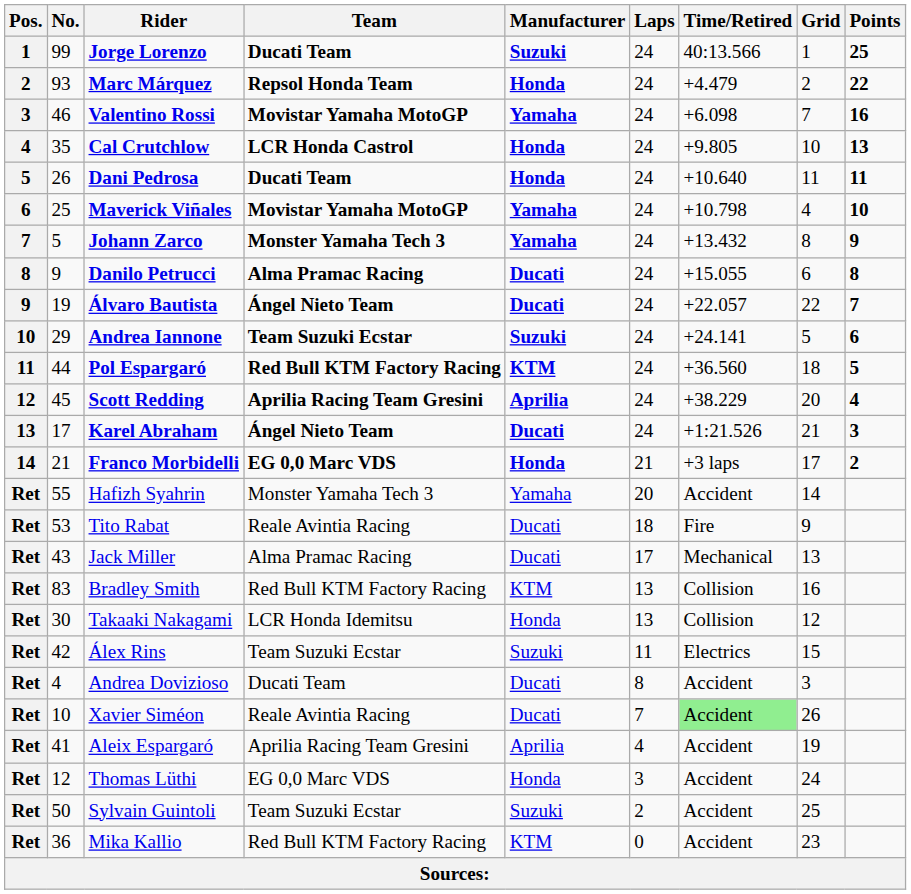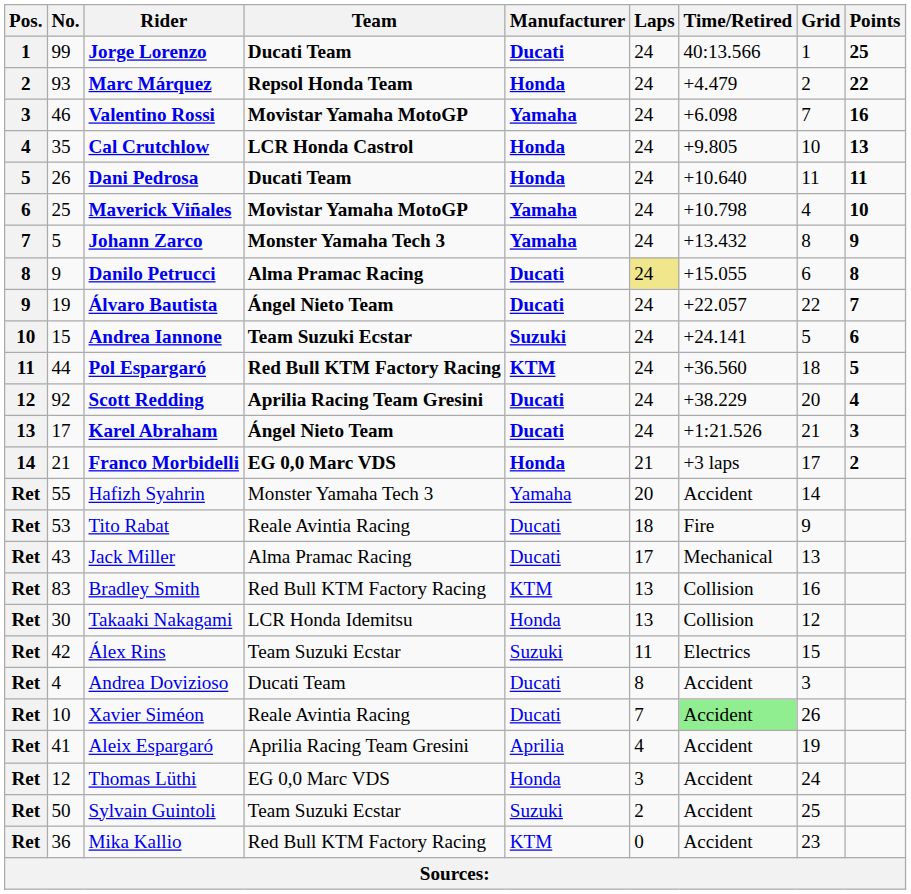(538, 52) Suzuki -> (537, 52) Ducati
(644, 273) no background -> (644, 273) khaki background
(61, 336) 29 -> (61, 336) 15
(61, 399) 45 -> (61, 399) 92
(539, 399) Aprilia -> (537, 399) Ducati
